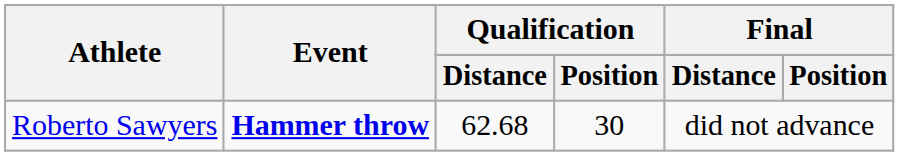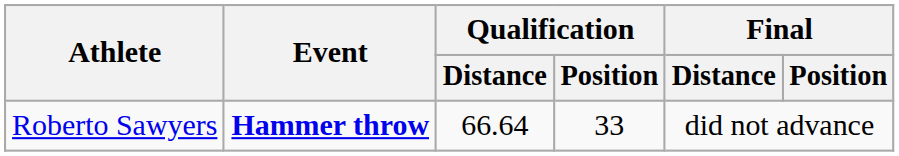(495, 125) 62.68 -> (495, 125) 66.64
(609, 125) 30 -> (609, 125) 33
